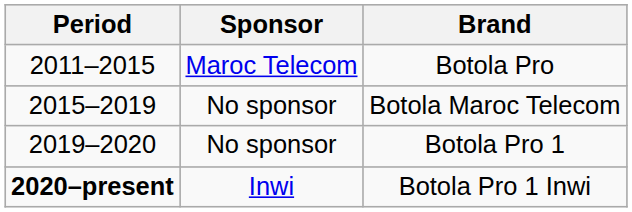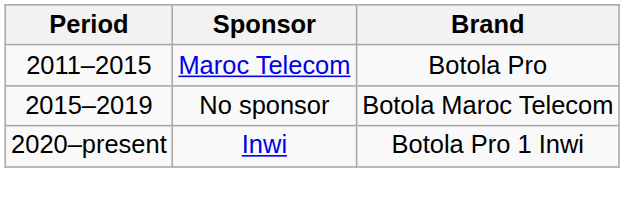- row: (495, 145)
(92, 186) bold -> (89, 145) normal
